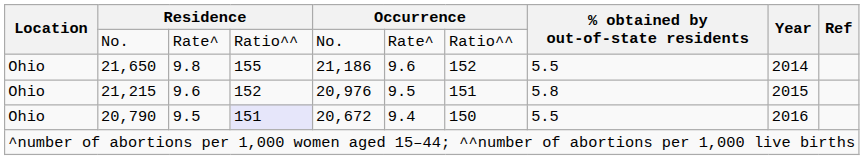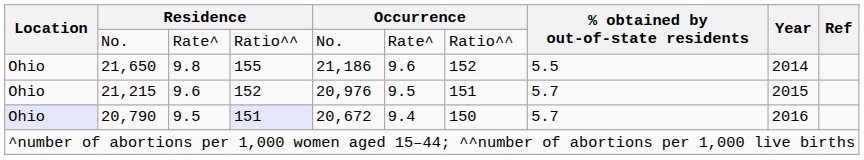(545, 92) 5.8 -> (545, 92) 5.7
(27, 117) no background -> (27, 117) lavender background
(545, 117) 5.5 -> (545, 117) 5.7
